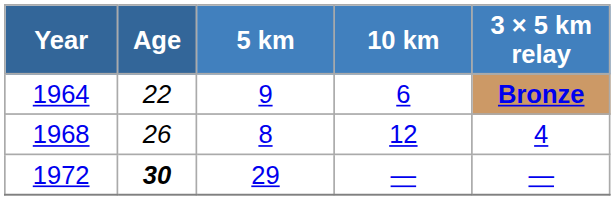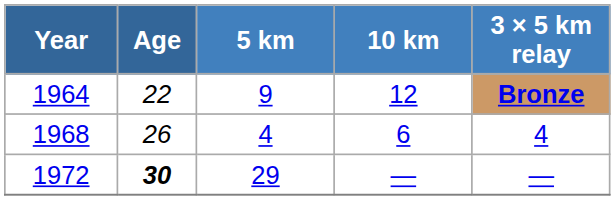(403, 94) 6 -> (403, 94) 12
(265, 135) 8 -> (265, 135) 4
(403, 135) 12 -> (403, 135) 6
